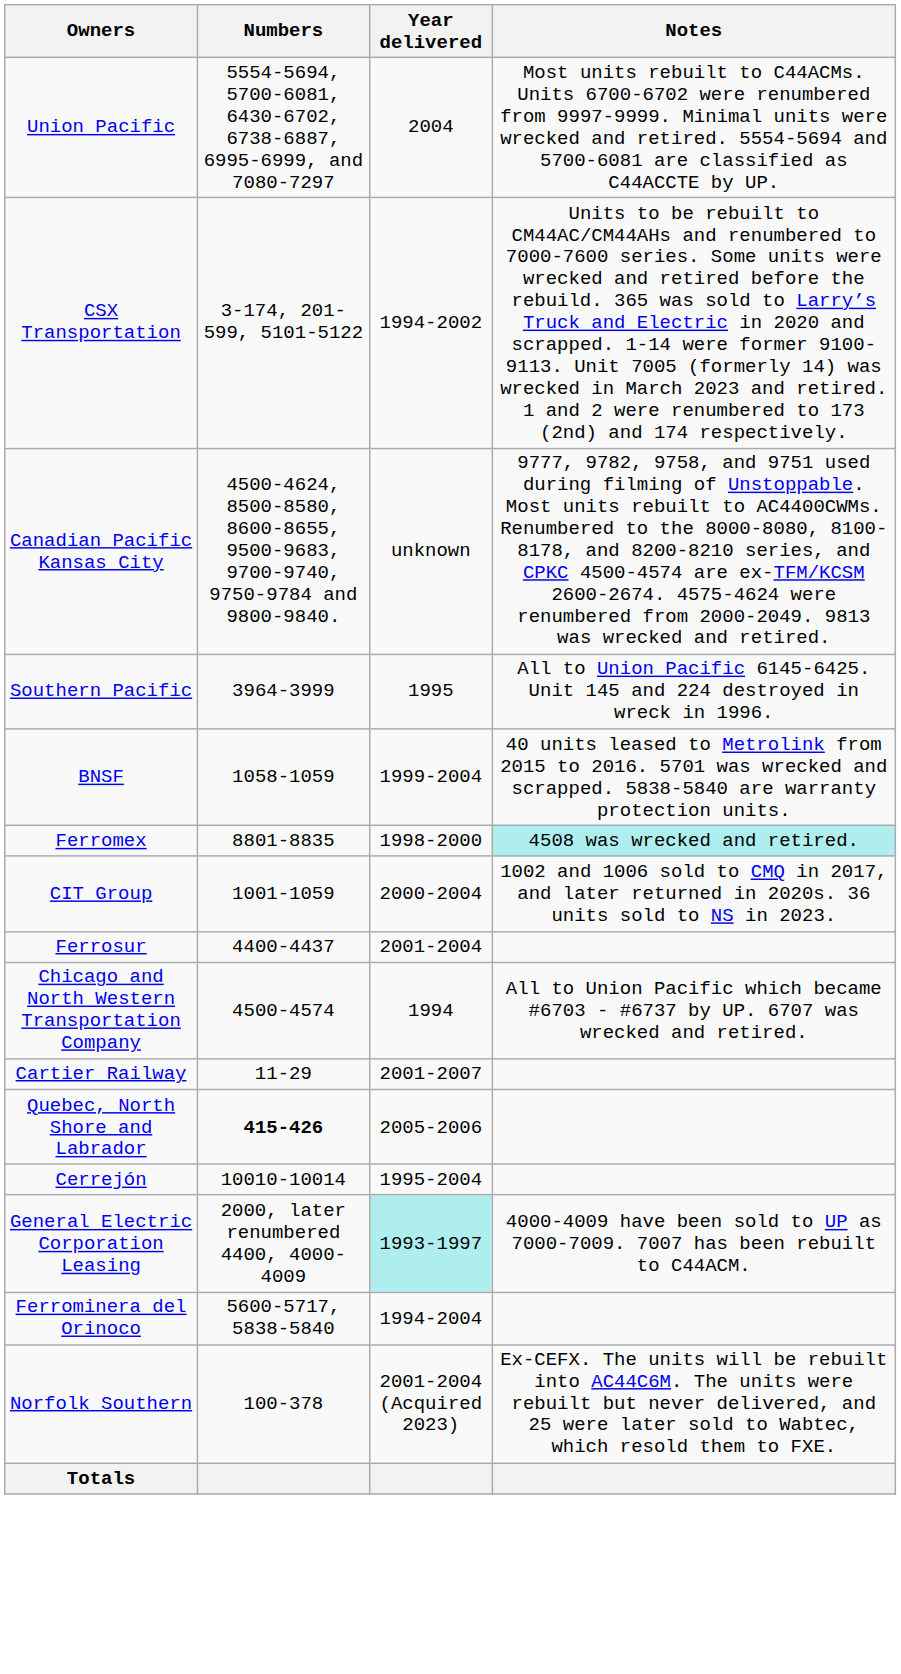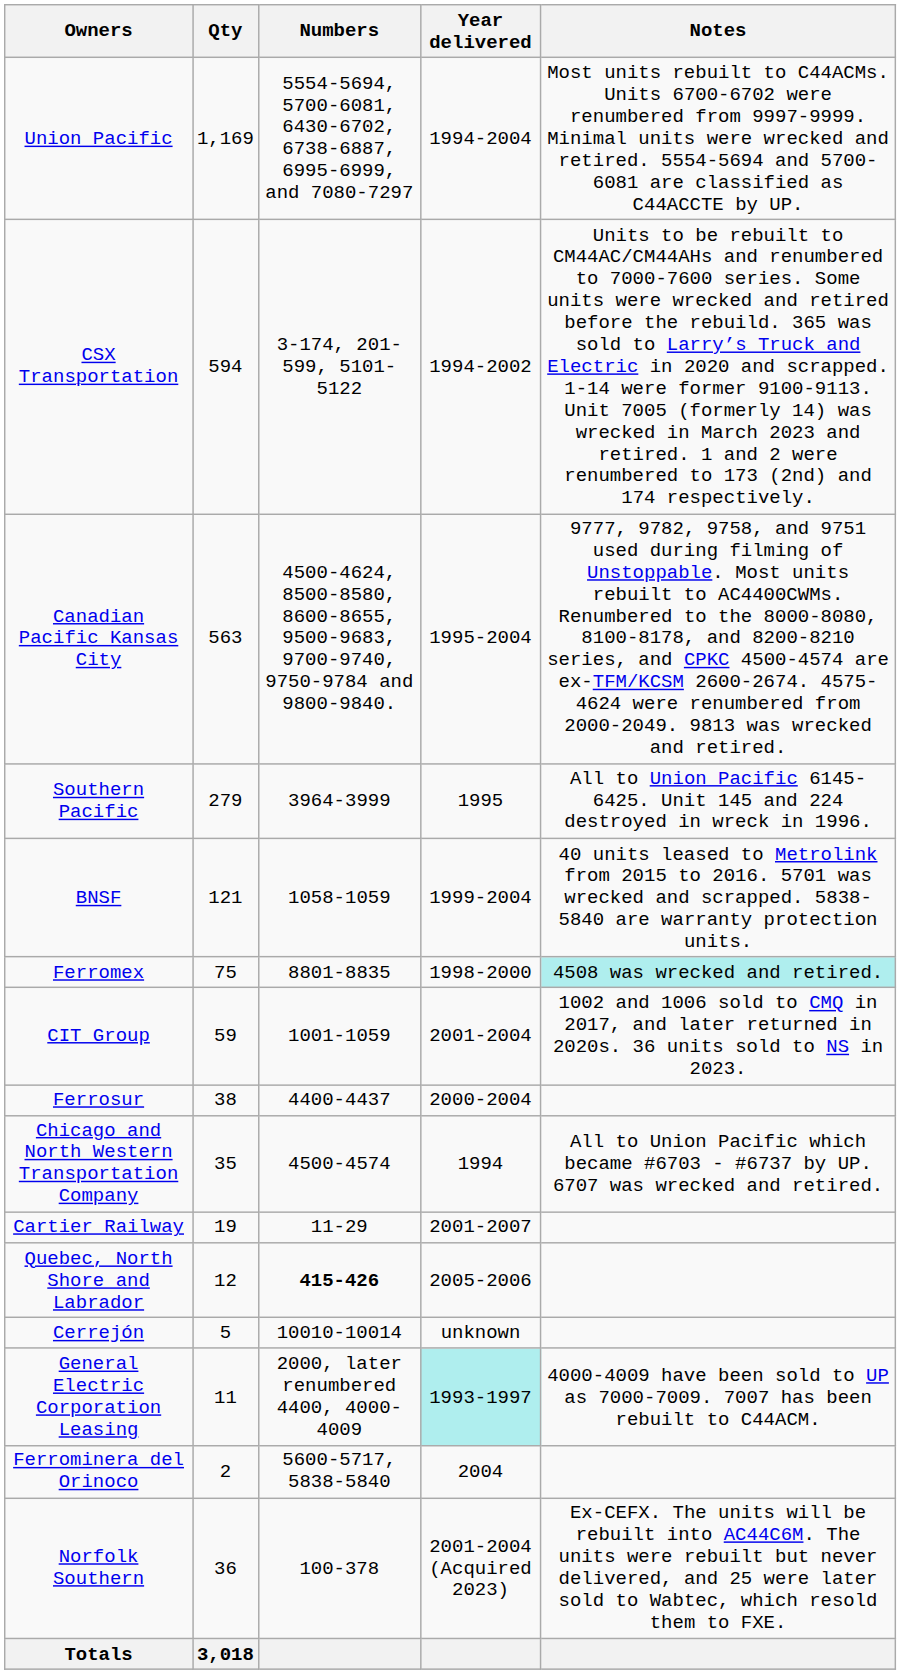+ column: (225, 31)
(431, 128) 2004 -> (480, 139) 1994-2004
(431, 551) unknown -> (480, 639) 1995-2004
(431, 894) 2000-2004 -> (480, 1036) 2001-2004
(431, 947) 2001-2004 -> (480, 1100) 2000-2004
(431, 1180) 1995-2004 -> (480, 1333) unknown
(431, 1318) 1994-2004 -> (480, 1472) 2004
